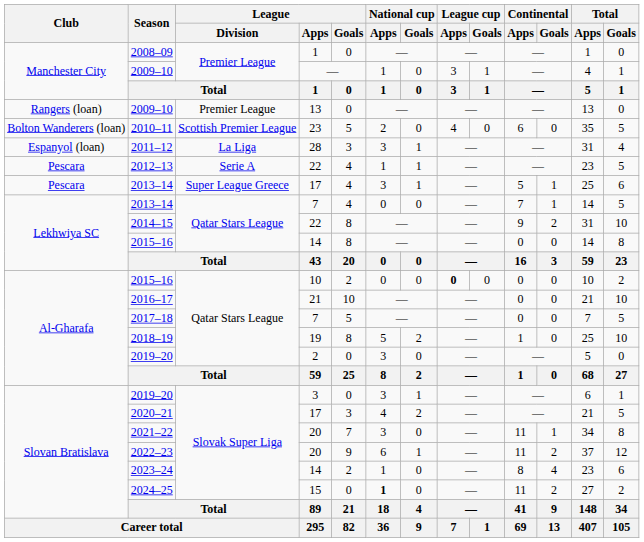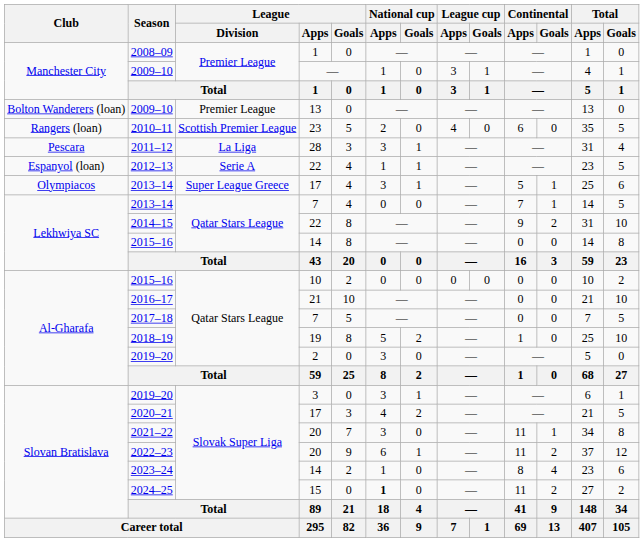(66, 109) Rangers (loan) -> (66, 109) Bolton Wanderers (loan)
(66, 128) Bolton Wanderers (loan) -> (66, 128) Rangers (loan)
(66, 147) Espanyol (loan) -> (66, 147) Pescara
(66, 166) Pescara -> (66, 166) Espanyol (loan)
(66, 185) Pescara -> (66, 185) Olympiacos
(453, 280) bold -> (453, 280) normal
